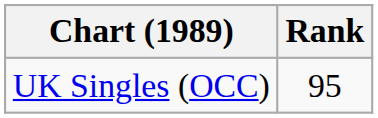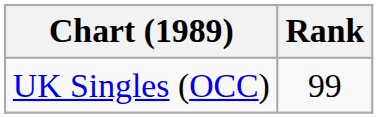(325, 84) 95 -> (325, 84) 99
